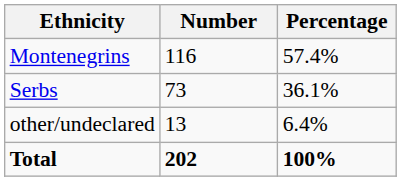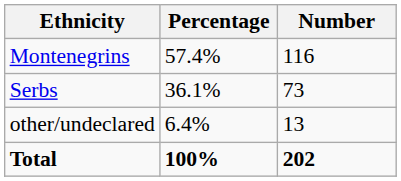columns swapped: (219, 21) <-> (337, 21)
